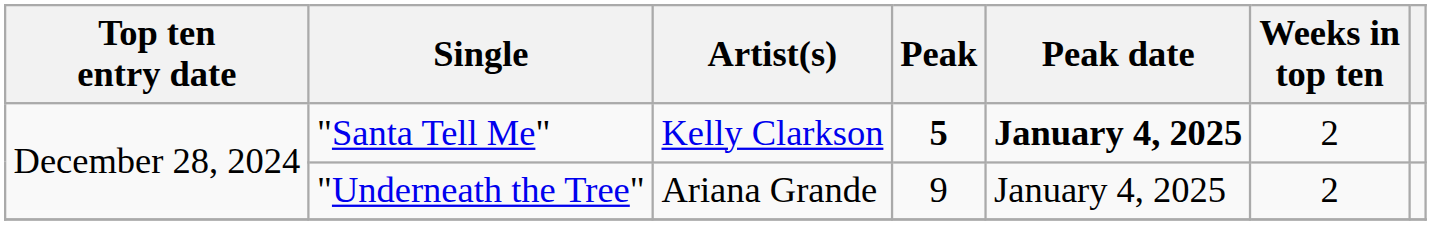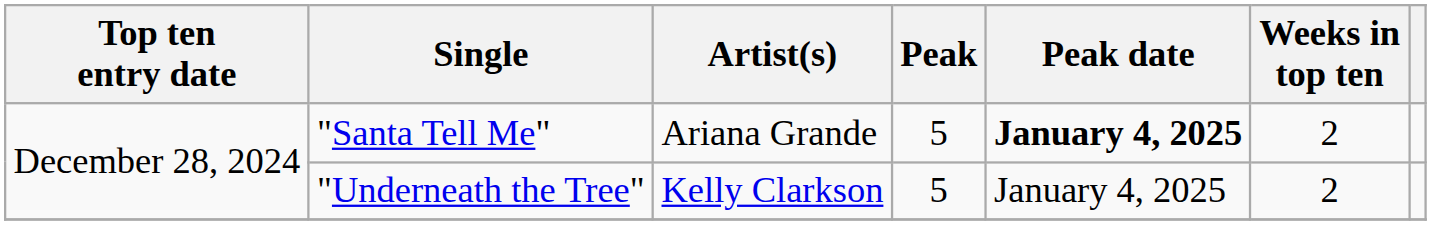(772, 132) Kelly Clarkson -> (769, 132) Ariana Grande
(939, 132) bold -> (939, 132) normal
(769, 190) Ariana Grande -> (772, 190) Kelly Clarkson
(939, 190) 9 -> (939, 190) 5
